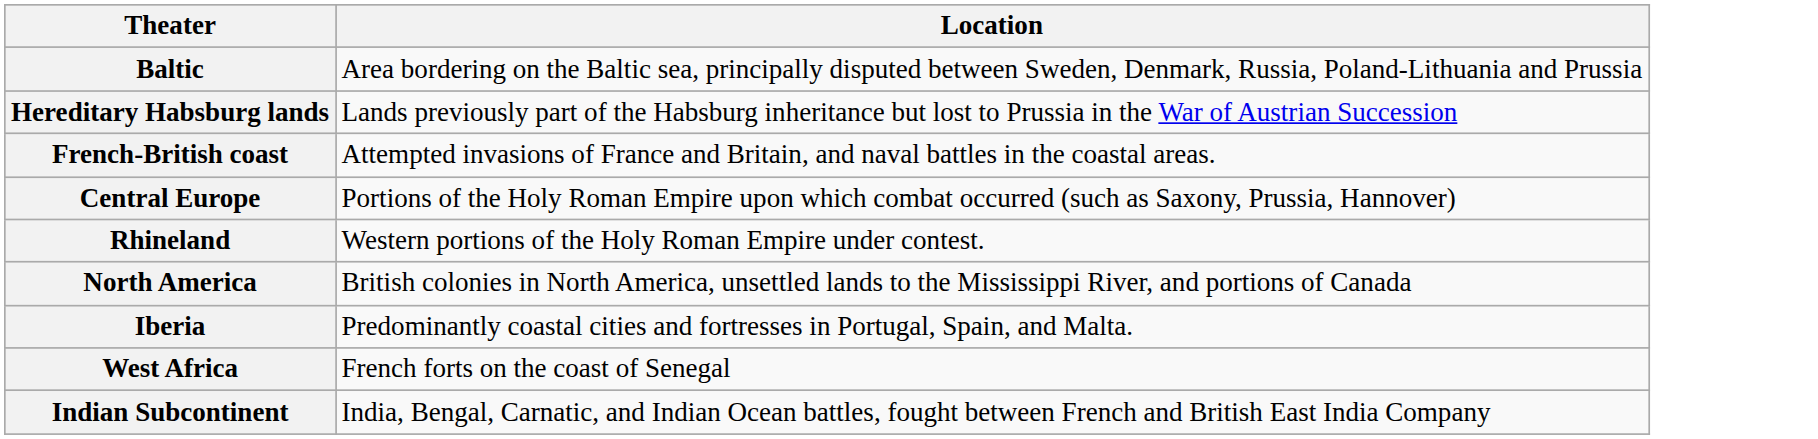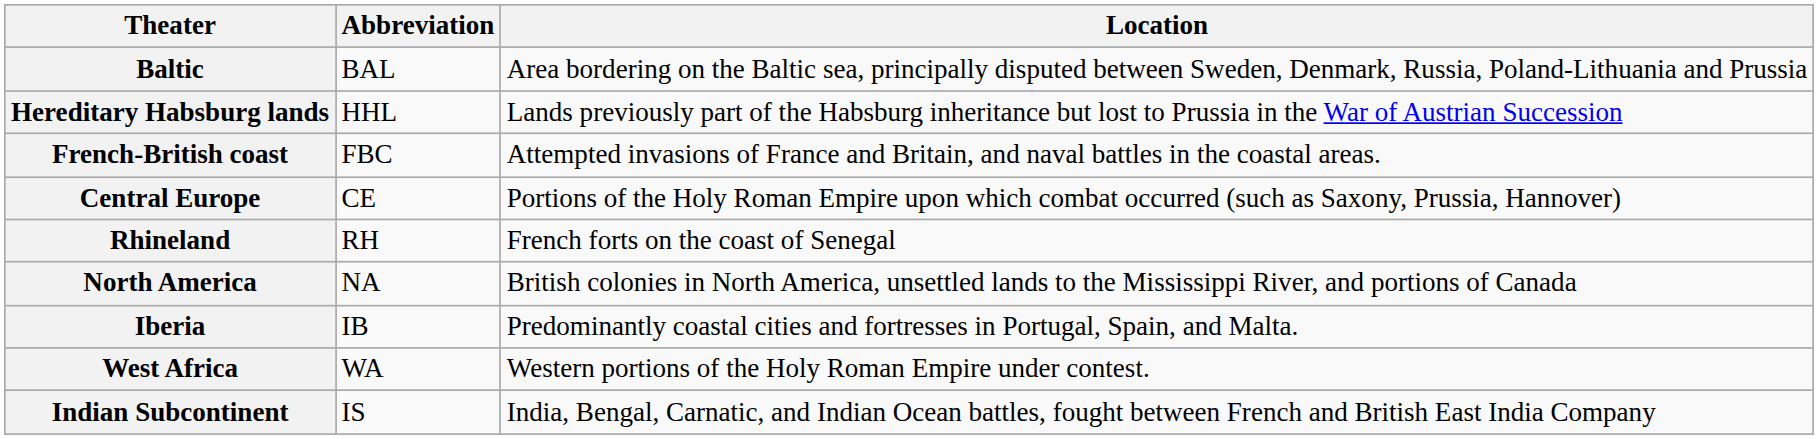+ column: (418, 25)
(663, 240) Western portions of the Holy Roman Empire under contest. -> (701, 240) French forts on the coast of Senegal
(536, 369) French forts on the coast of Senegal -> (828, 369) Western portions of the Holy Roman Empire under contest.
